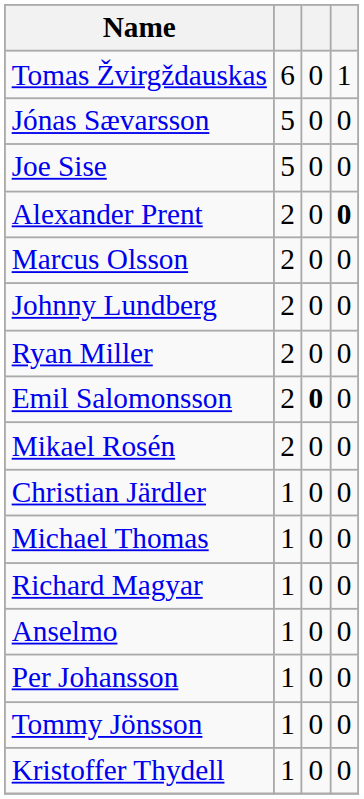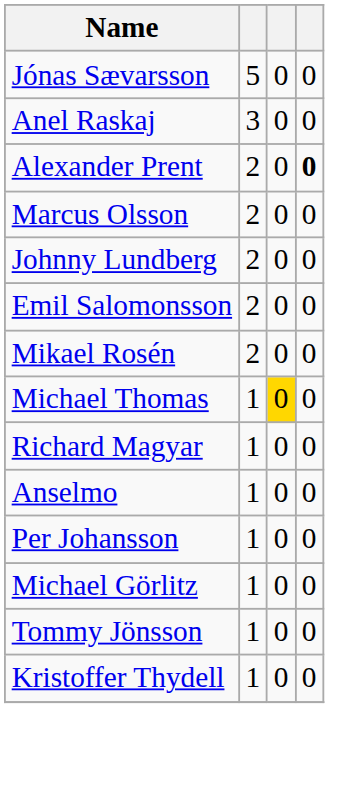- row: (139, 74)
- row: (59, 167)
+ row: (84, 120)
- row: (82, 352)
(316, 399) bold -> (281, 306) normal
- row: (109, 492)
(316, 538) no background -> (281, 399) gold background
+ row: (105, 584)
